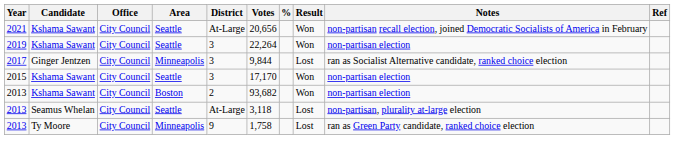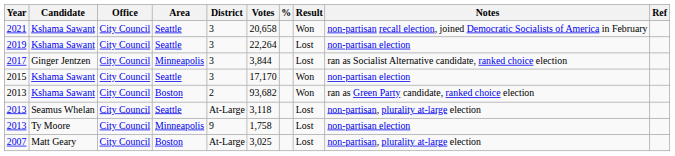(227, 28) At-Large -> (211, 28) 3
(263, 28) 20,656 -> (263, 28) 20,658
(305, 44) Won -> (305, 44) Lost
(261, 61) 9,844 -> (261, 61) 3,844
(369, 93) non-partisan election -> (431, 93) ran as Green Party candidate, ranked choice election
(431, 126) ran as Green Party candidate, ranked choice election -> (369, 126) non-partisan election
+ row: (17, 142)
